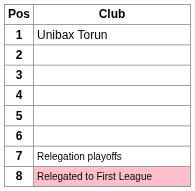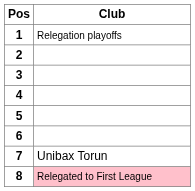(72, 34) Unibax Torun -> (79, 35) Relegation playoffs
(79, 157) Relegation playoffs -> (72, 156) Unibax Torun
